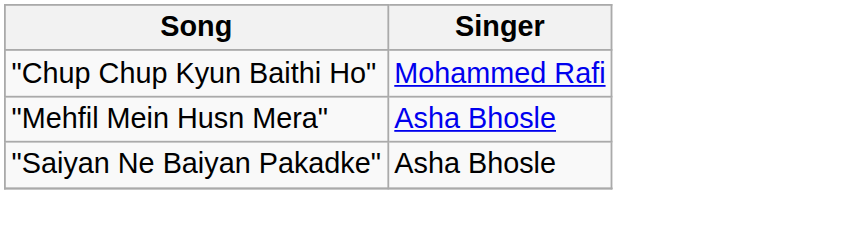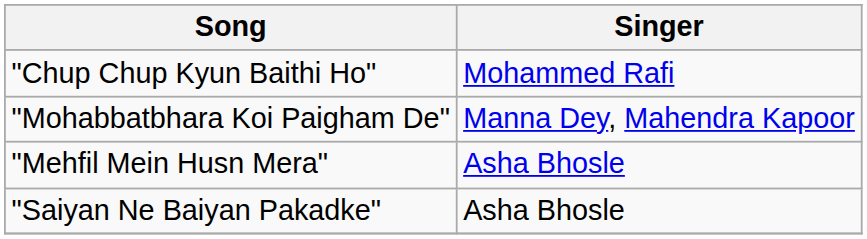+ row: (231, 118)
